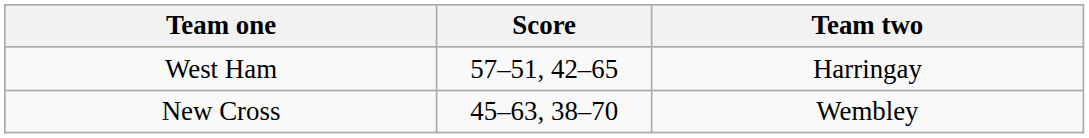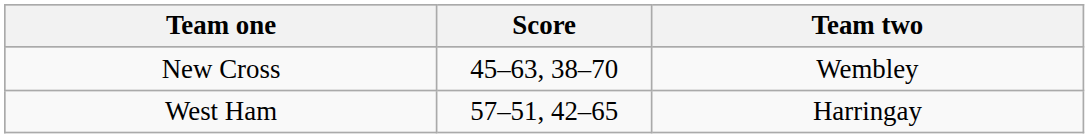rows swapped: (221, 68) <-> (221, 111)
